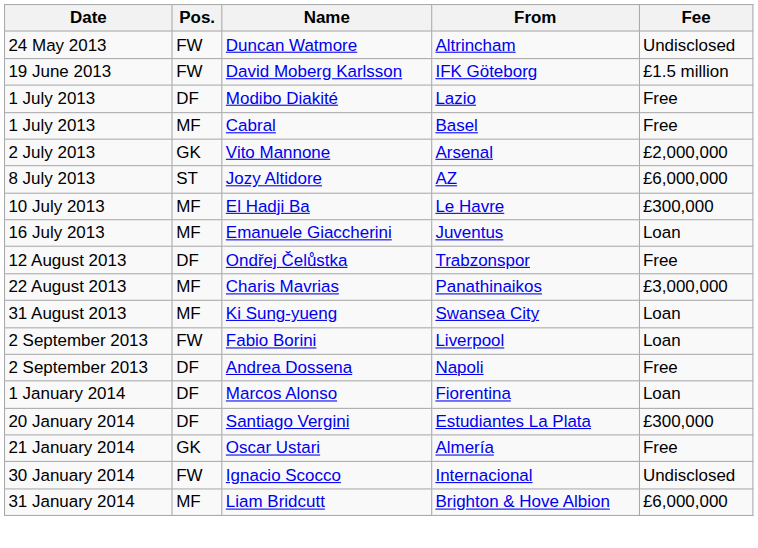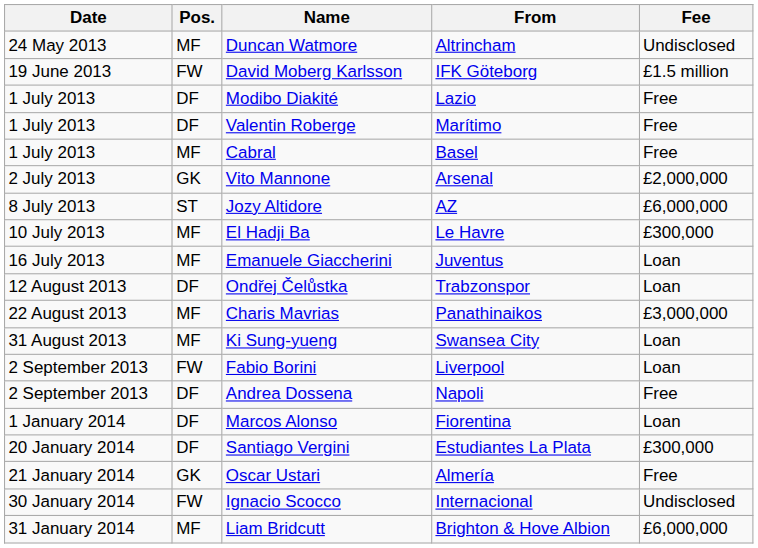(189, 44) FW -> (188, 44) MF
+ row: (291, 125)
(660, 260) Free -> (662, 286) Loan
